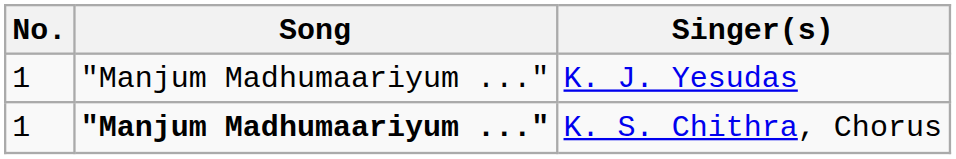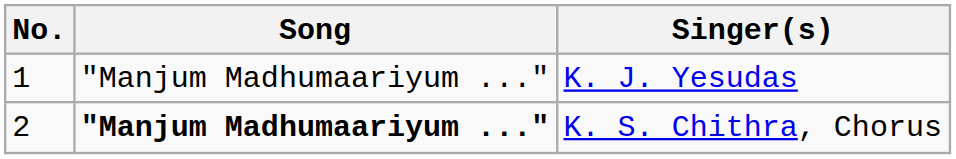(21, 128) 1 -> (21, 128) 2
